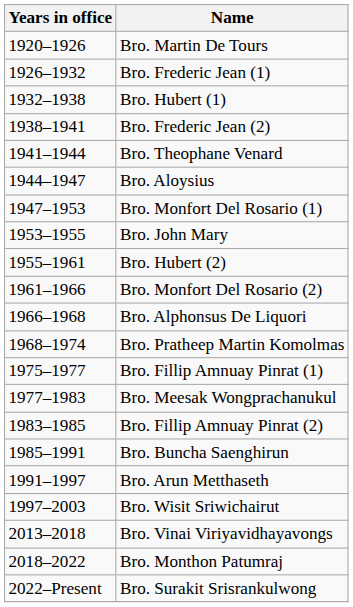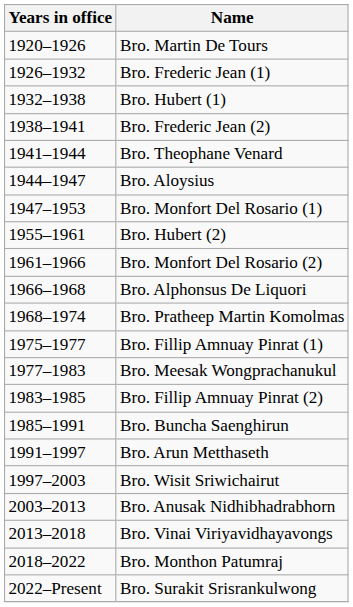- row: (174, 235)
+ row: (228, 506)
